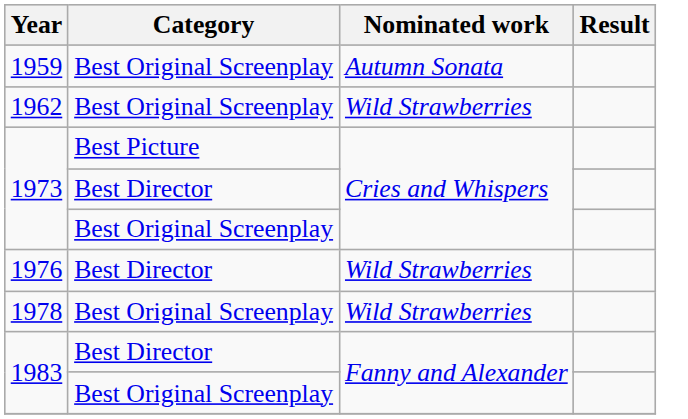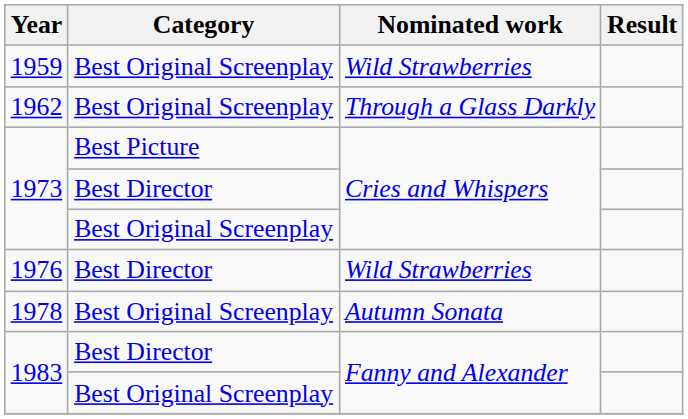(424, 65) Autumn Sonata -> (438, 65) Wild Strawberries
(438, 106) Wild Strawberries -> (470, 106) Through a Glass Darkly
(438, 310) Wild Strawberries -> (424, 310) Autumn Sonata
